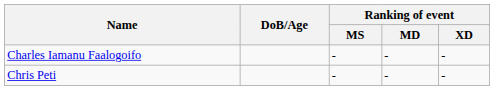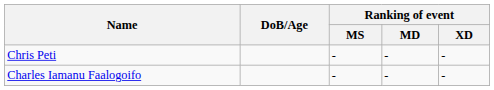rows swapped: (74, 55) <-> (32, 75)
